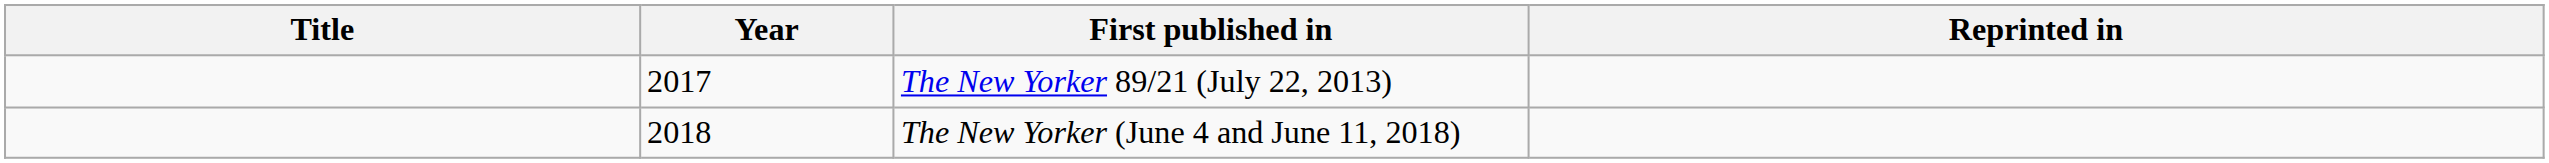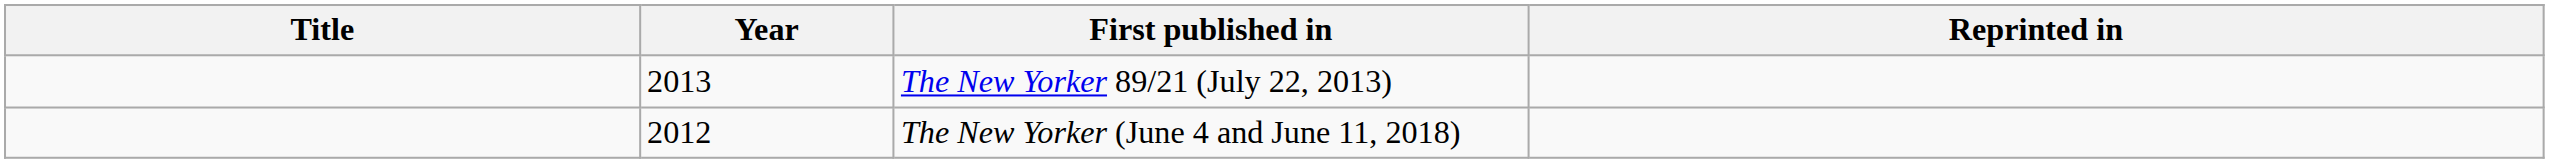(679, 81) 2017 -> (679, 81) 2013
(679, 132) 2018 -> (679, 132) 2012
